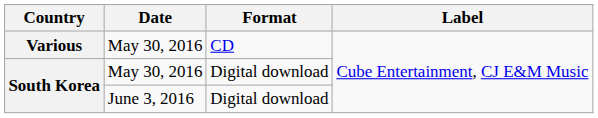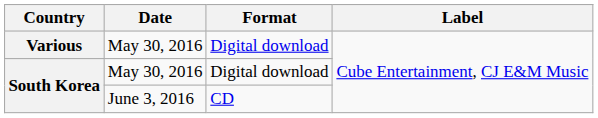(222, 44) CD -> (269, 44) Digital download
(269, 98) Digital download -> (222, 98) CD
